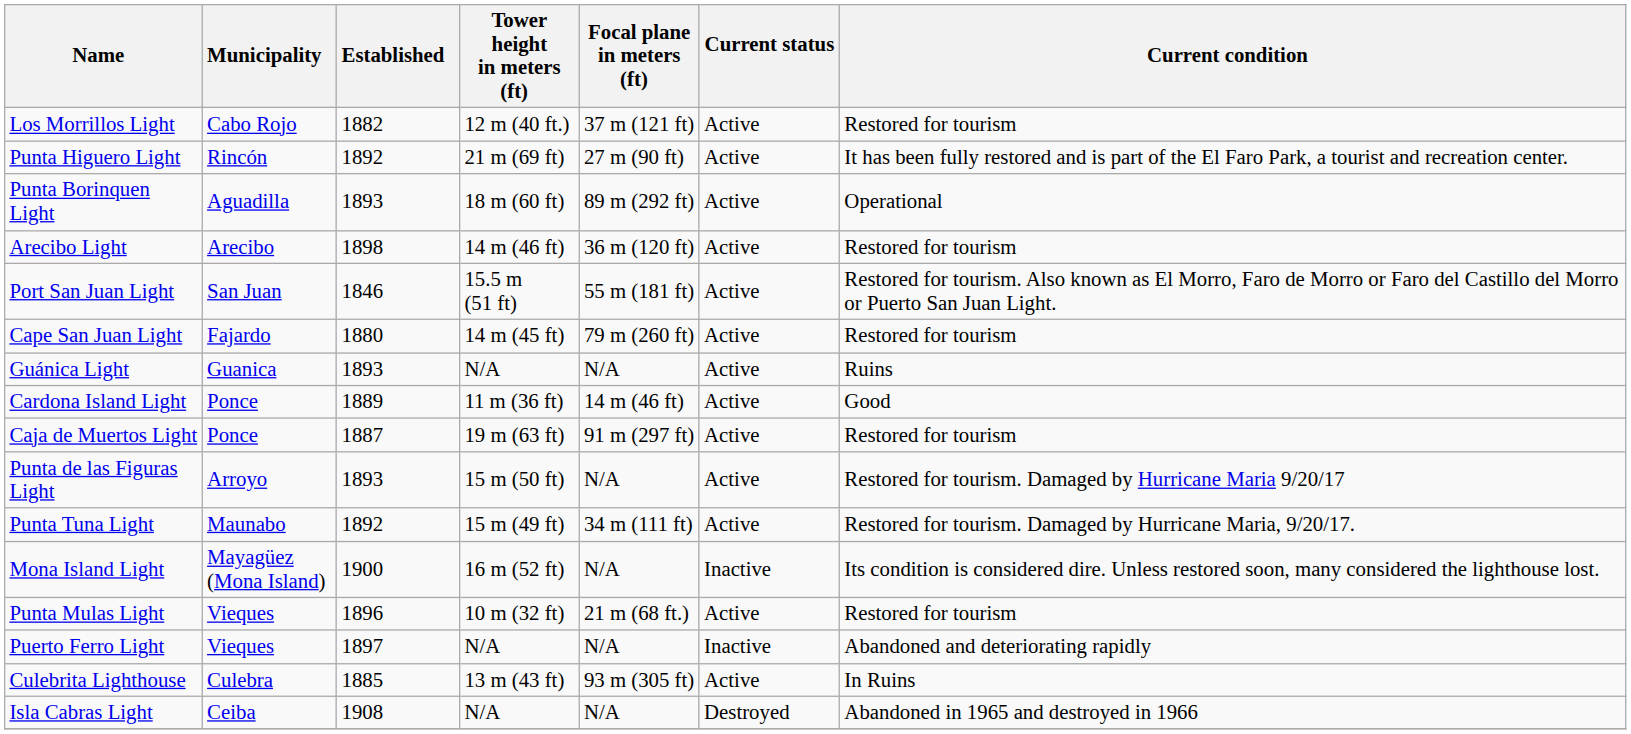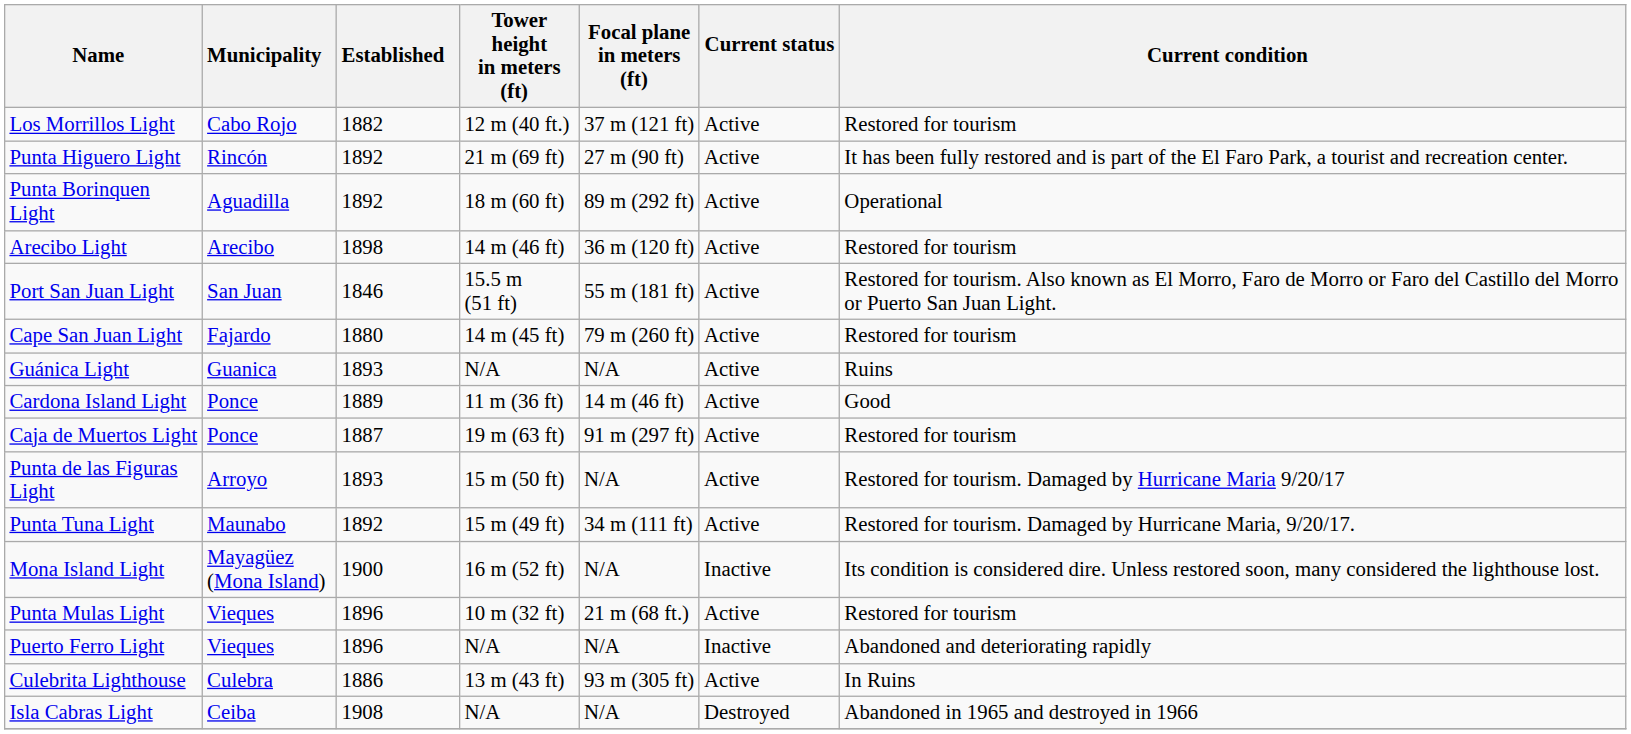(362, 201) 1893 -> (362, 201) 1892
(362, 646) 1897 -> (362, 646) 1896
(362, 679) 1885 -> (362, 679) 1886
